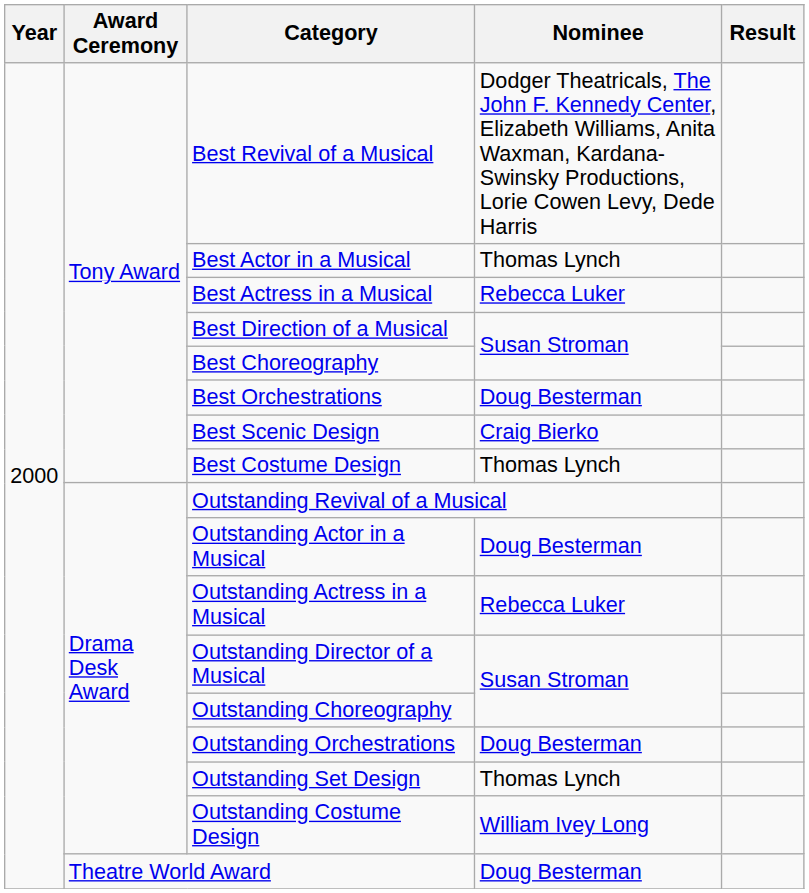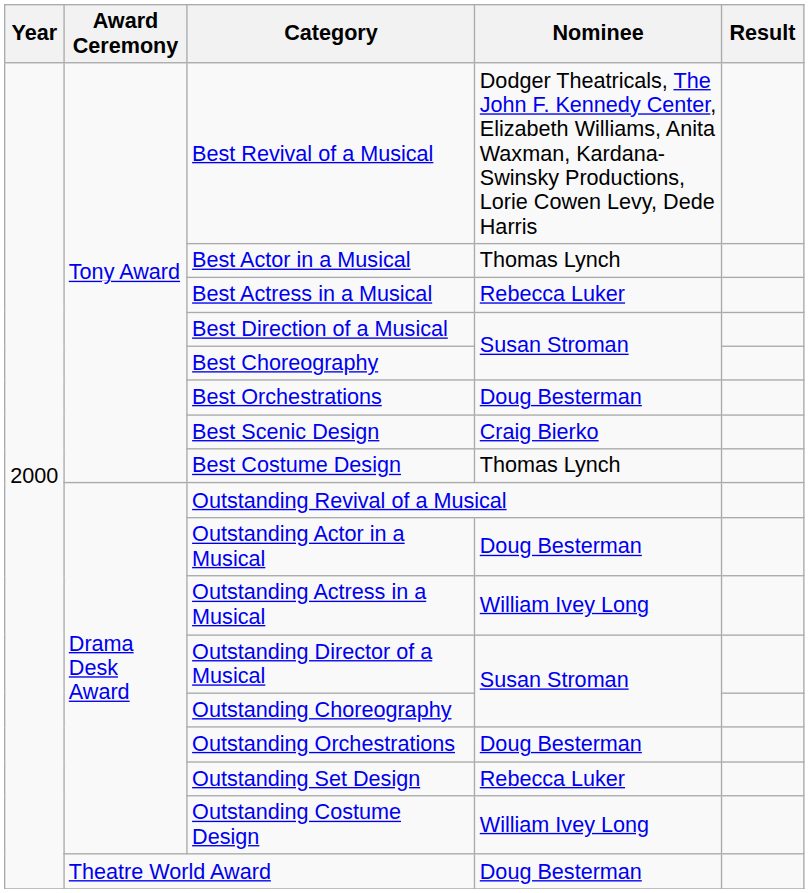(552, 604) Rebecca Luker -> (564, 604) William Ivey Long
(550, 778) Thomas Lynch -> (552, 778) Rebecca Luker
